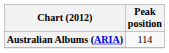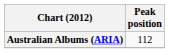(145, 39) 114 -> (145, 39) 112
